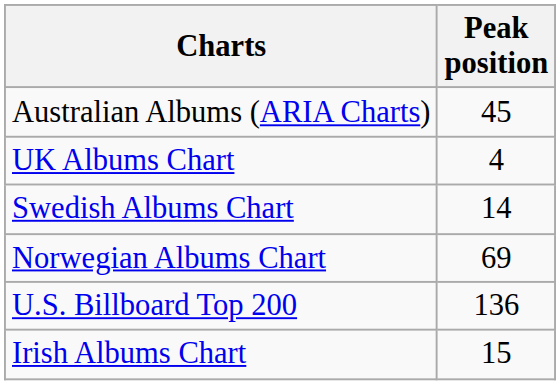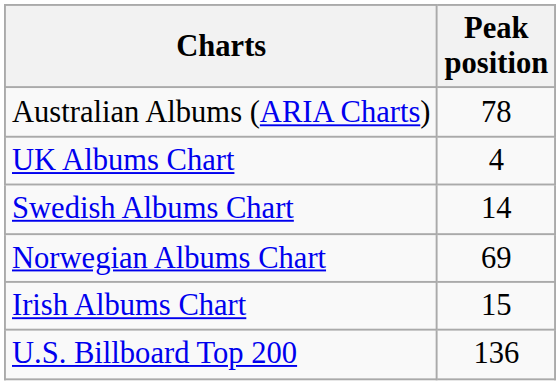(496, 111) 45 -> (496, 111) 78
rows swapped: (129, 353) <-> (155, 305)
